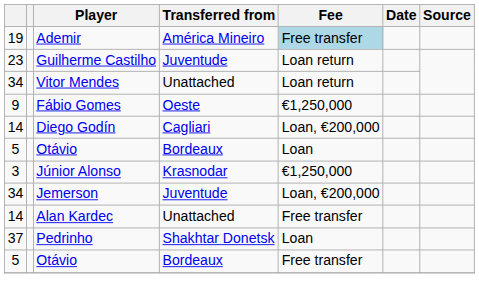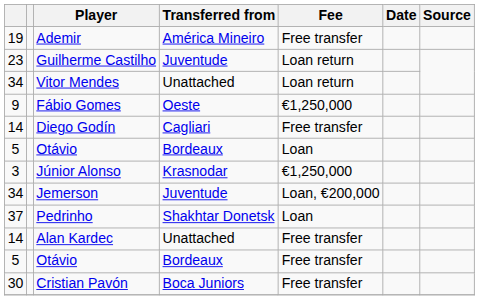(322, 37) lightblue background -> (322, 37) no background
(331, 127) Loan, €200,000 -> (322, 127) Free transfer
rows swapped: (16, 216) <-> (16, 238)
+ row: (16, 283)
